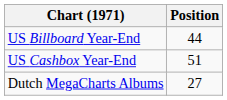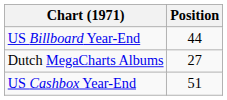rows swapped: (72, 60) <-> (86, 83)
